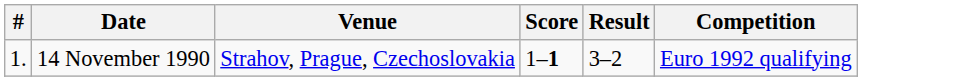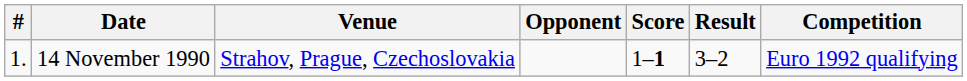+ column: (573, 22)
